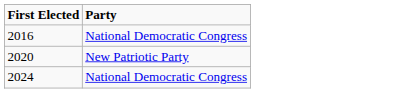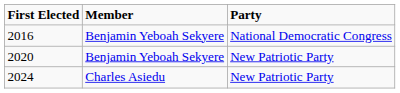+ column: (109, 14)
(166, 77) National Democratic Congress -> (282, 77) New Patriotic Party
